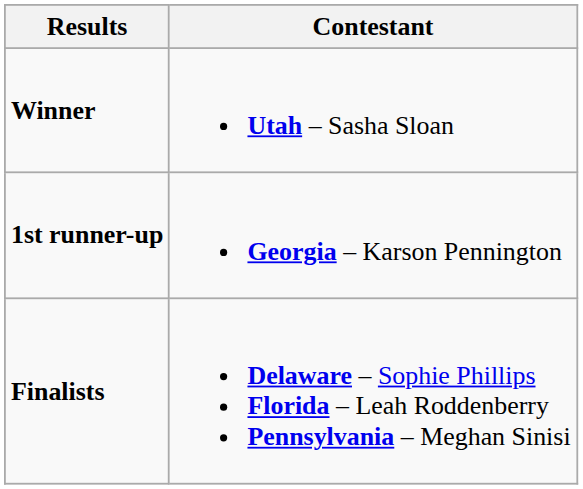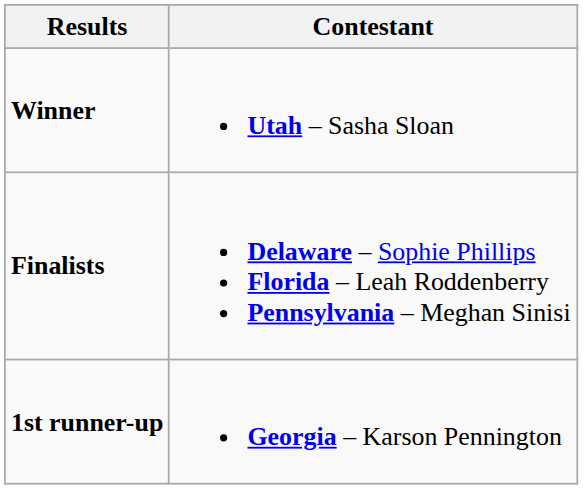rows swapped: (87, 235) <-> (58, 391)
